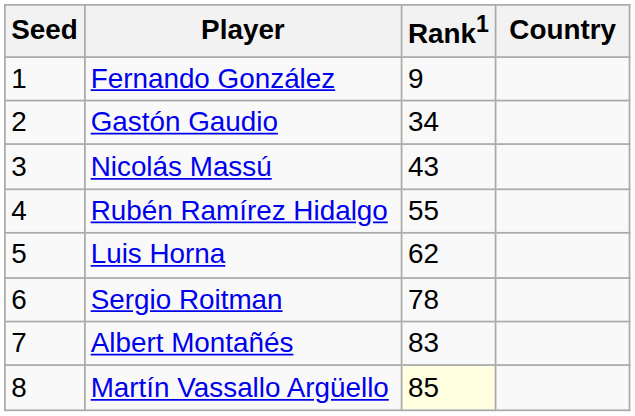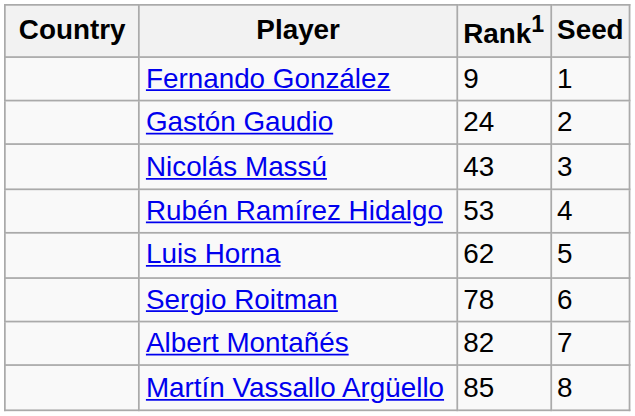columns swapped: (563, 30) <-> (45, 30)
(423, 122) 34 -> (479, 122) 24
(423, 210) 55 -> (479, 210) 53
(423, 343) 83 -> (479, 343) 82
(423, 387) lightyellow background -> (479, 387) no background
